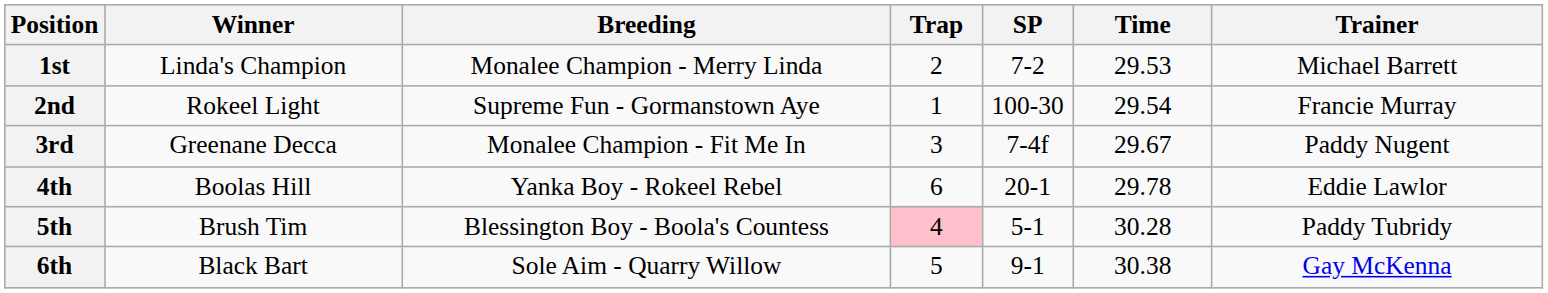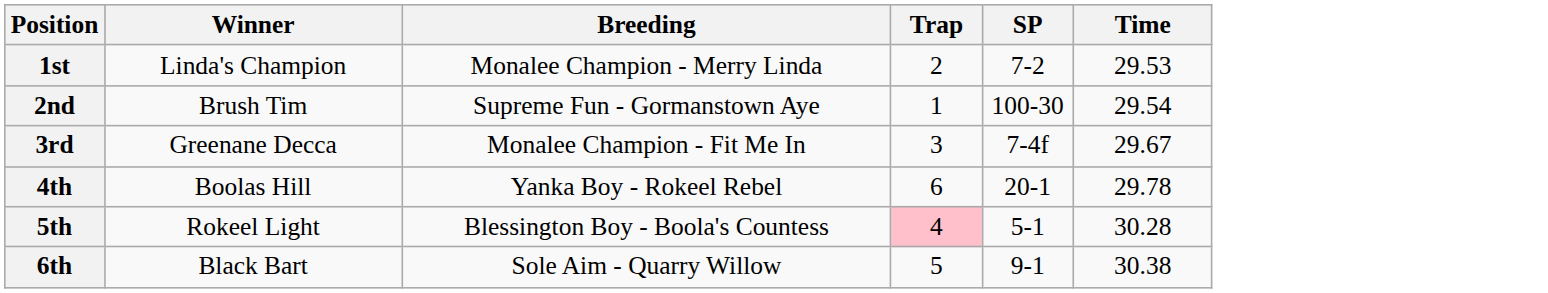- column: (1377, 24)
(253, 105) Rokeel Light -> (253, 105) Brush Tim
(253, 226) Brush Tim -> (253, 226) Rokeel Light
